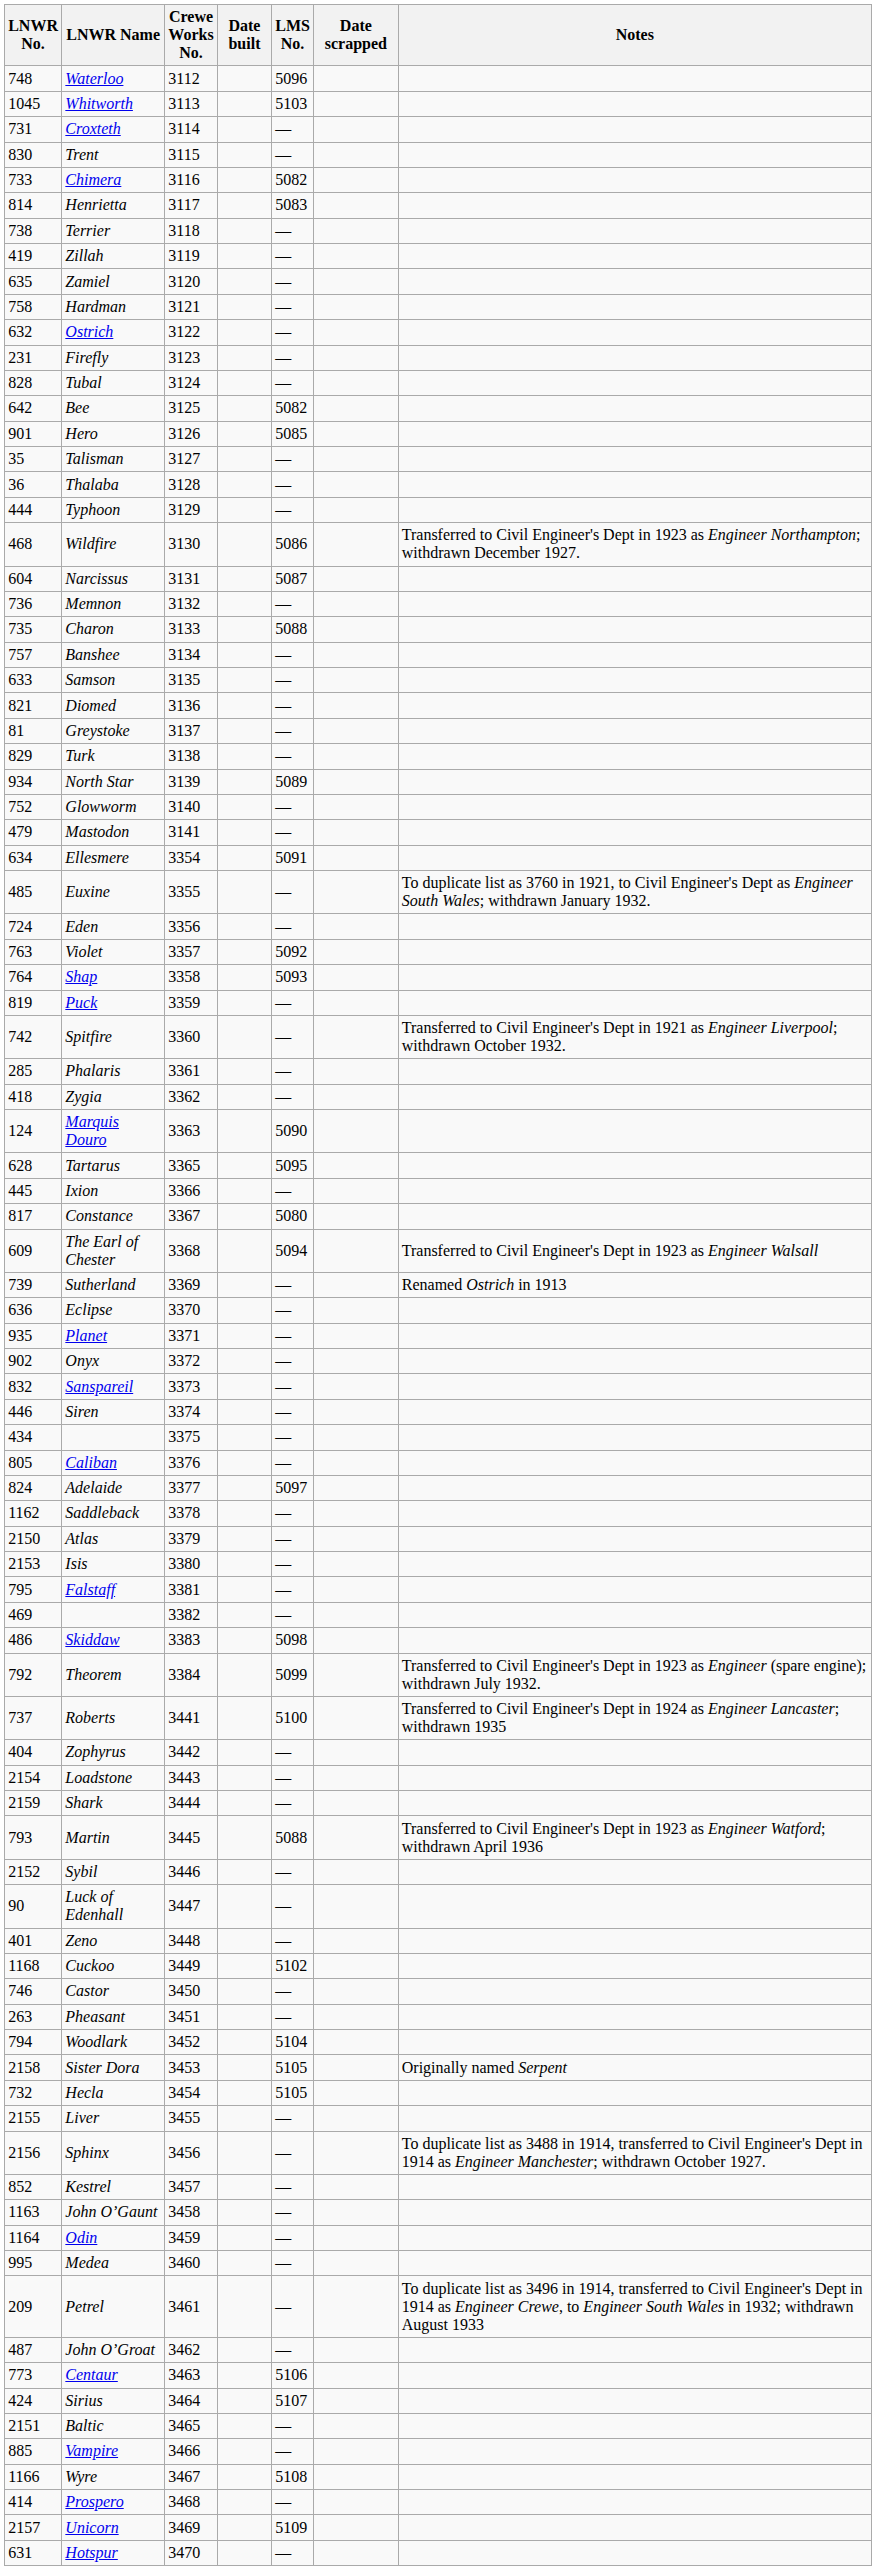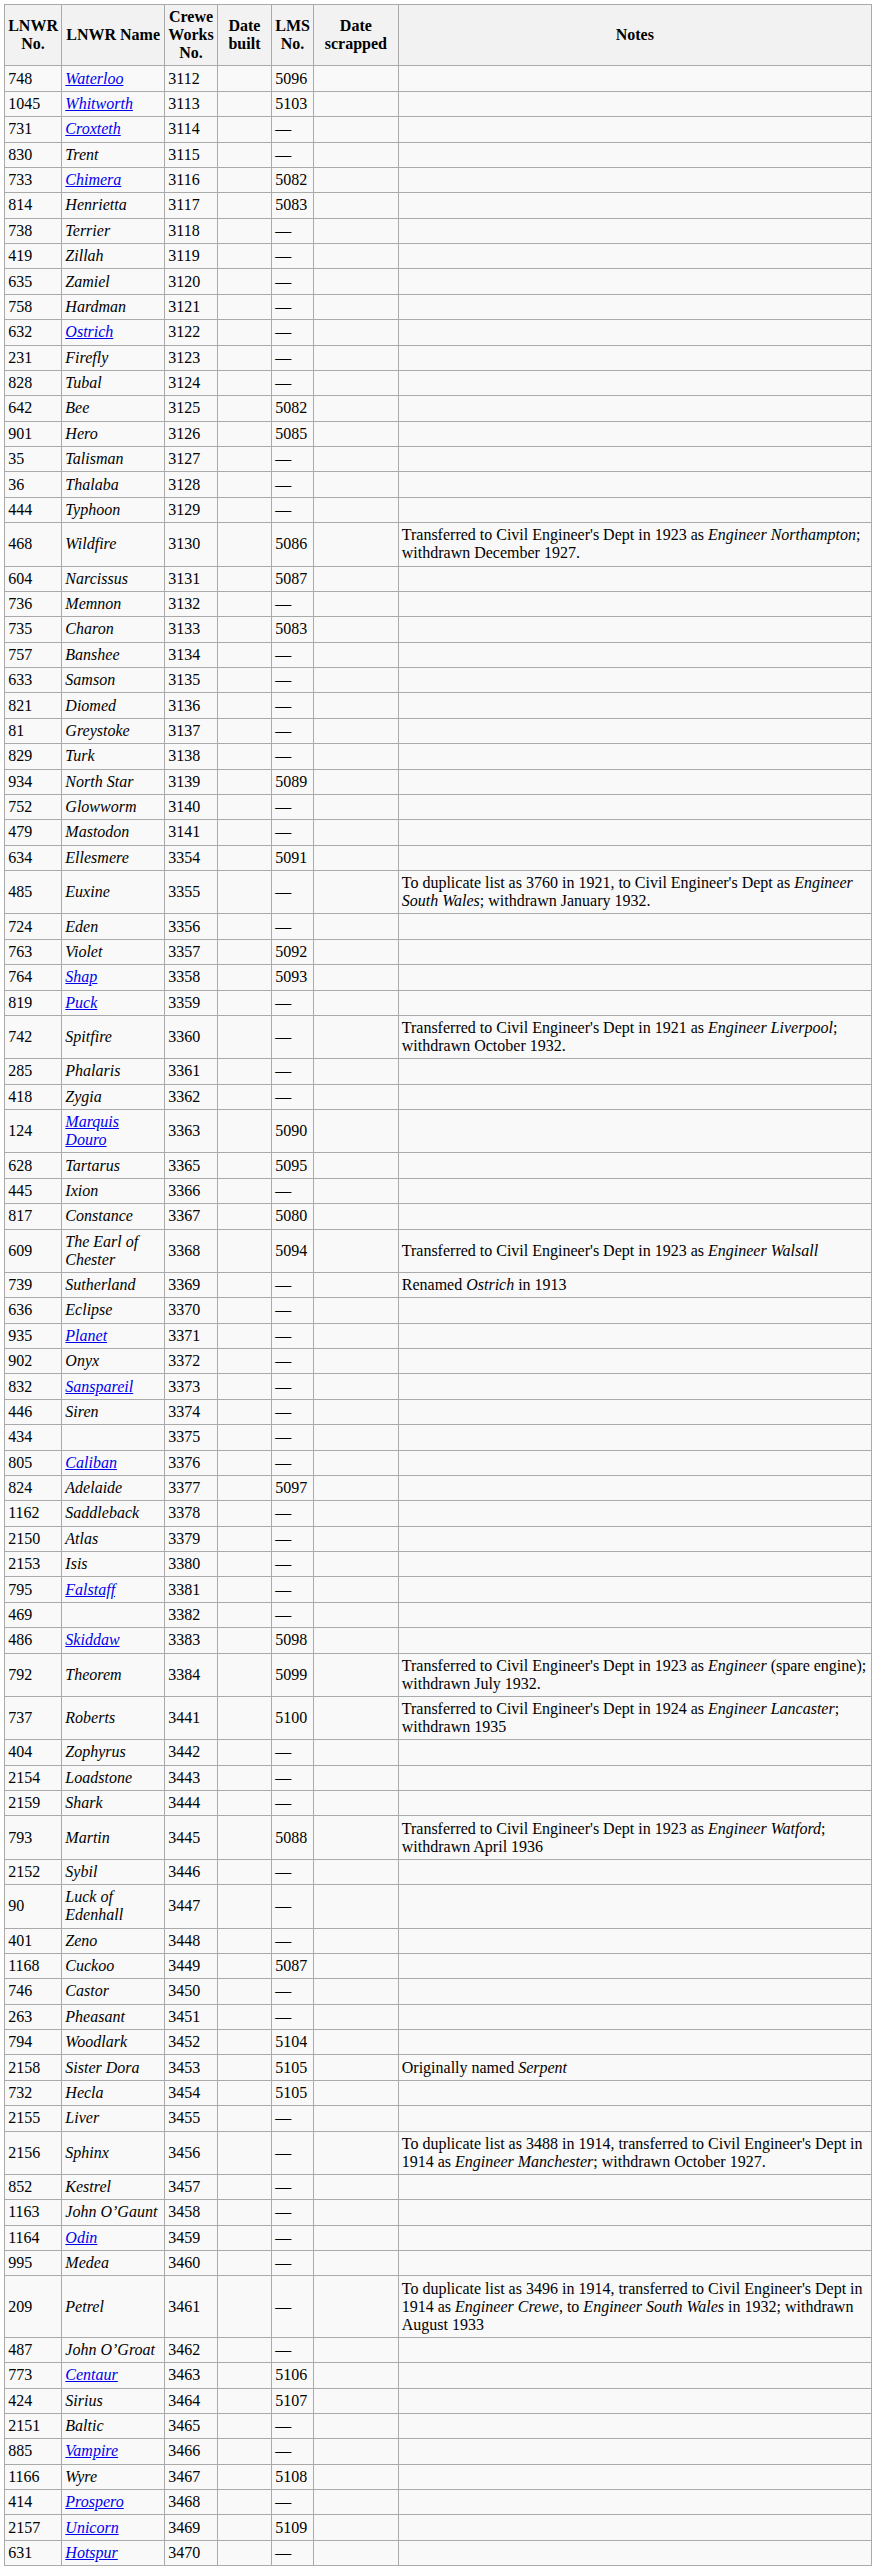(291, 629) 5088 -> (291, 629) 5083
(291, 1966) 5102 -> (291, 1966) 5087
